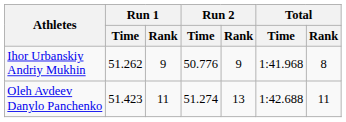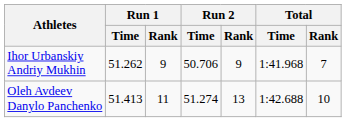(201, 63) 50.776 -> (201, 63) 50.706
(324, 63) 8 -> (324, 63) 7
(125, 99) 51.423 -> (125, 99) 51.413
(324, 99) 11 -> (324, 99) 10
